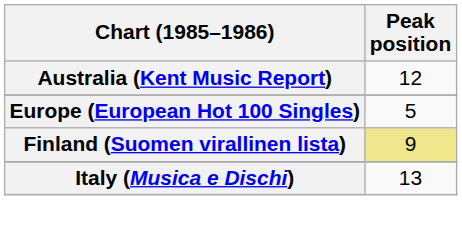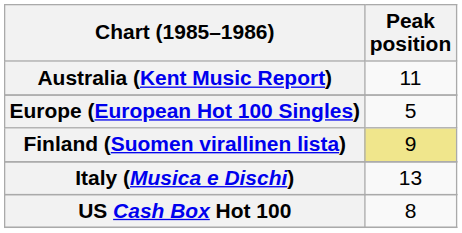(410, 77) 12 -> (410, 77) 11
+ row: (185, 210)
